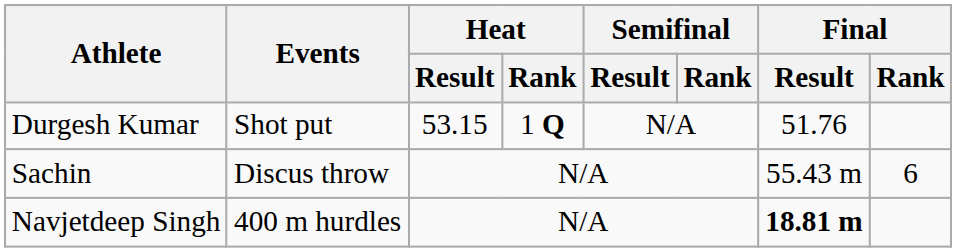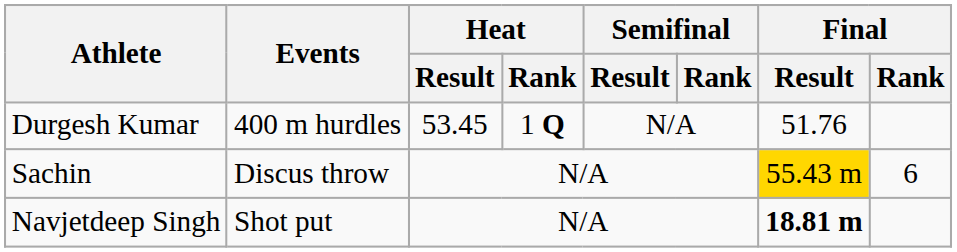(283, 125) Shot put -> (318, 125) 400 m hurdles
(455, 125) 53.15 -> (455, 125) 53.45
(814, 173) no background -> (814, 173) gold background
(318, 221) 400 m hurdles -> (283, 221) Shot put
